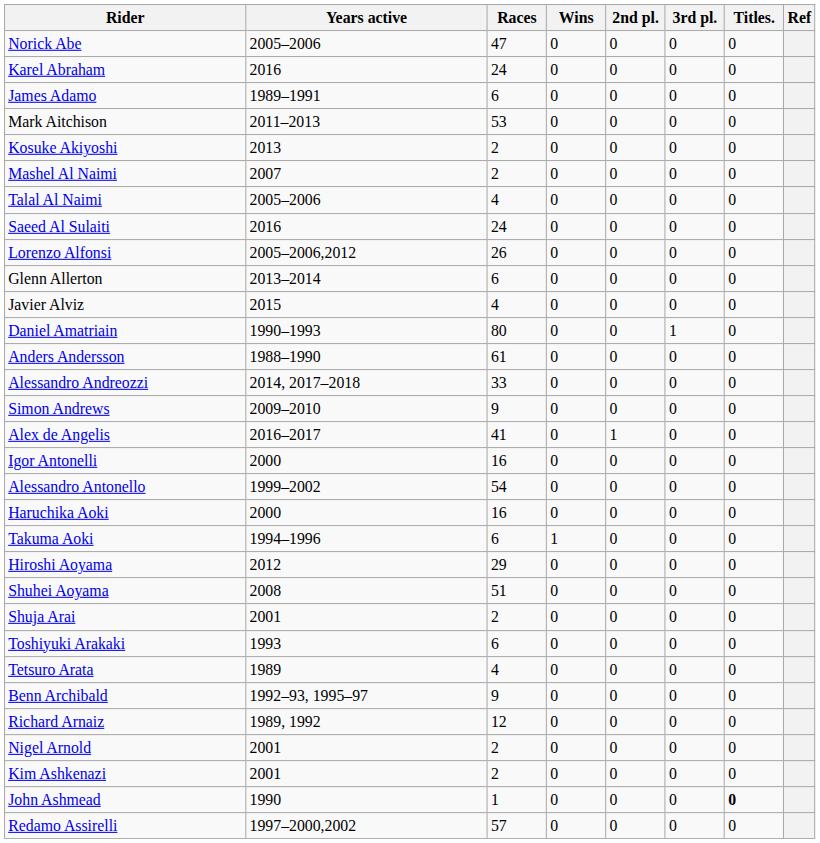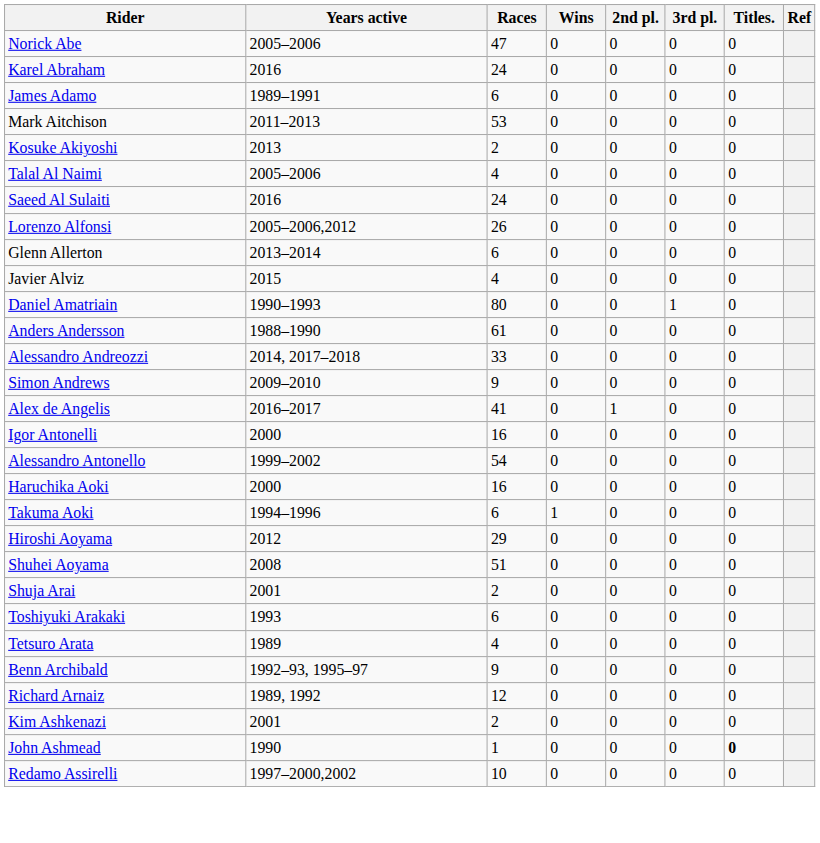- row: (63, 174)
- row: (50, 747)
(499, 825) 57 -> (499, 773) 10
